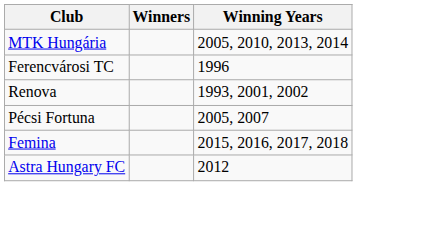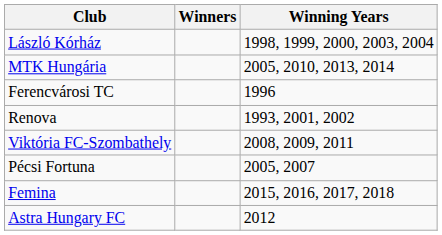+ row: (55, 42)
+ row: (90, 142)
